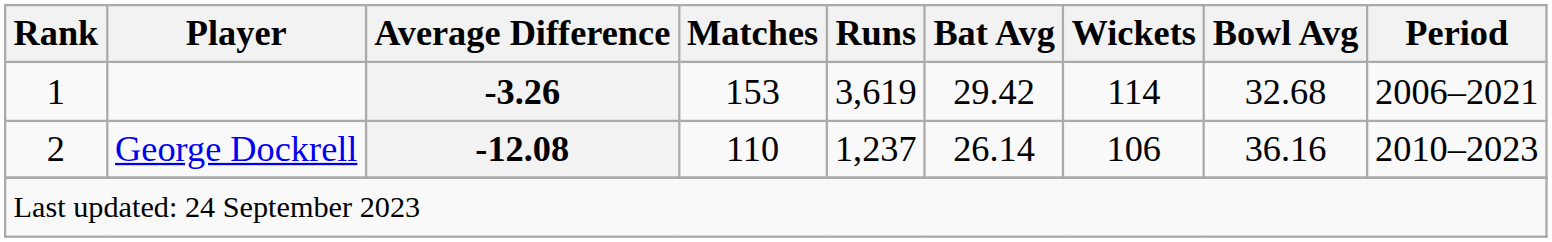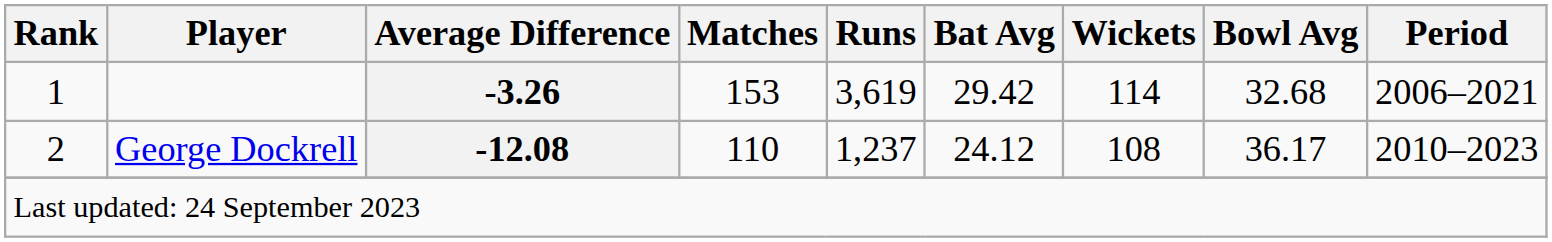(994, 148) 26.14 -> (994, 148) 24.12
(1134, 148) 106 -> (1134, 148) 108
(1286, 148) 36.16 -> (1286, 148) 36.17
